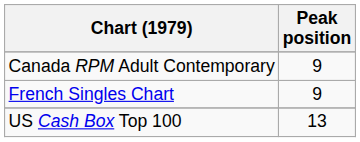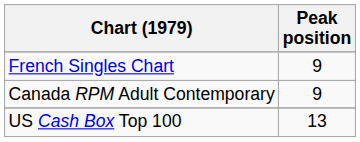rows swapped: (142, 66) <-> (91, 94)
